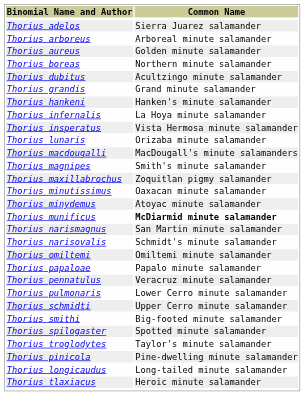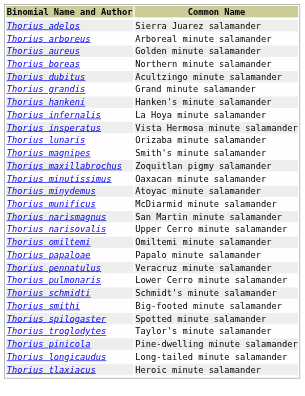- row: (57, 153)
(206, 217) bold -> (206, 204) normal
(206, 242) Schmidt's minute salamander -> (211, 229) Upper Cerro minute salamander
(211, 306) Upper Cerro minute salamander -> (206, 293) Schmidt's minute salamander
